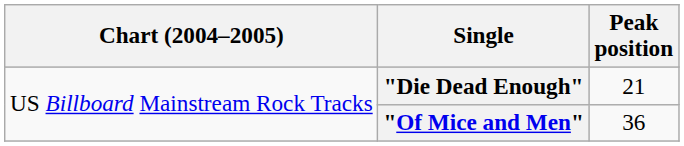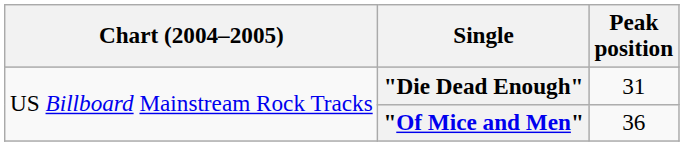(634, 85) 21 -> (634, 85) 31
